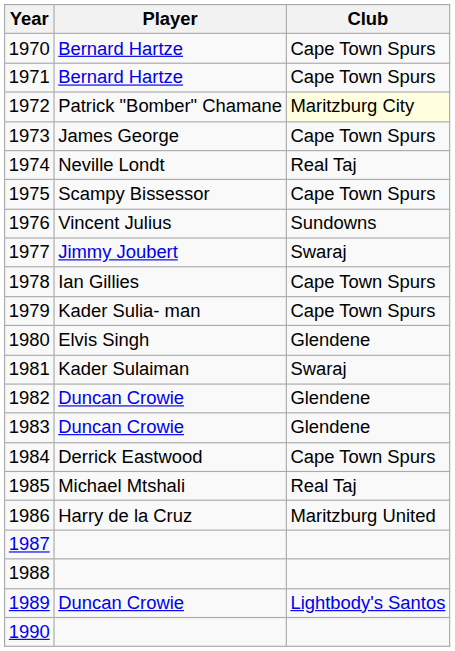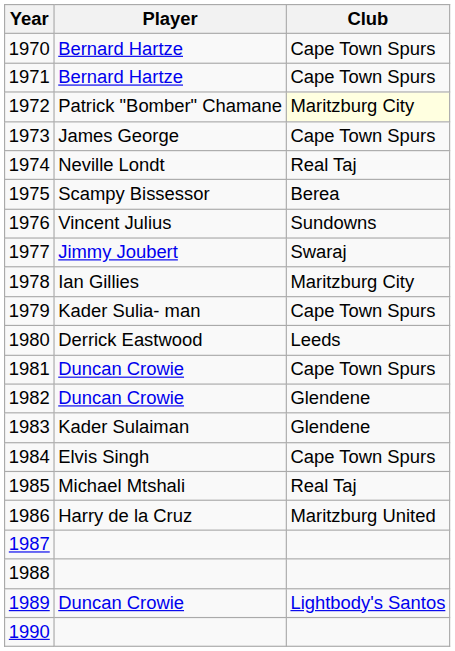(363, 194) Cape Town Spurs -> (315, 194) Berea
(363, 281) Cape Town Spurs -> (352, 281) Maritzburg City
(104, 340) Elvis Singh -> (130, 340) Derrick Eastwood
(330, 340) Glendene -> (316, 340) Leeds
(124, 369) Kader Sulaiman -> (121, 369) Duncan Crowie
(319, 369) Swaraj -> (363, 369) Cape Town Spurs
(121, 427) Duncan Crowie -> (124, 427) Kader Sulaiman
(130, 456) Derrick Eastwood -> (104, 456) Elvis Singh
